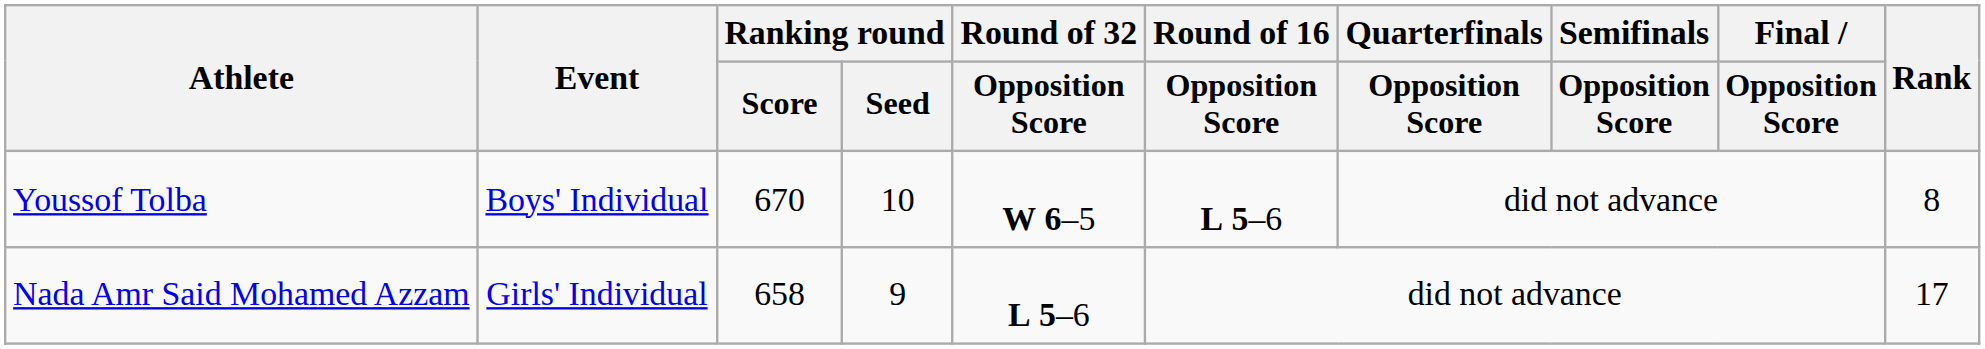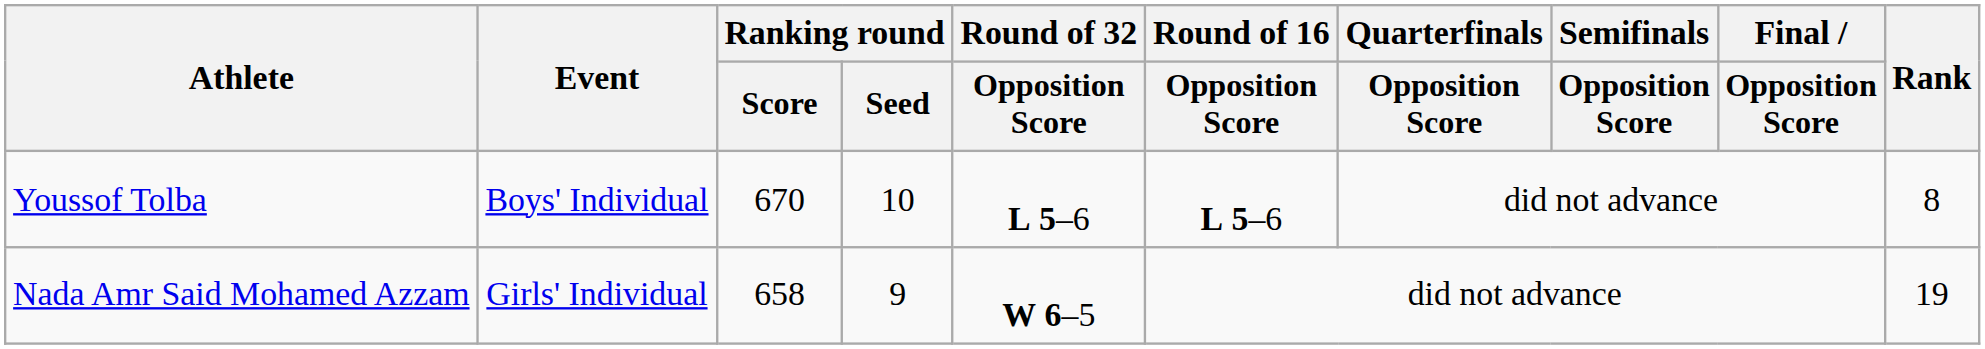(1049, 218) W 6–5 -> (1049, 218) L 5–6
(1049, 314) L 5–6 -> (1049, 314) W 6–5
(1932, 294) 17 -> (1932, 294) 19
